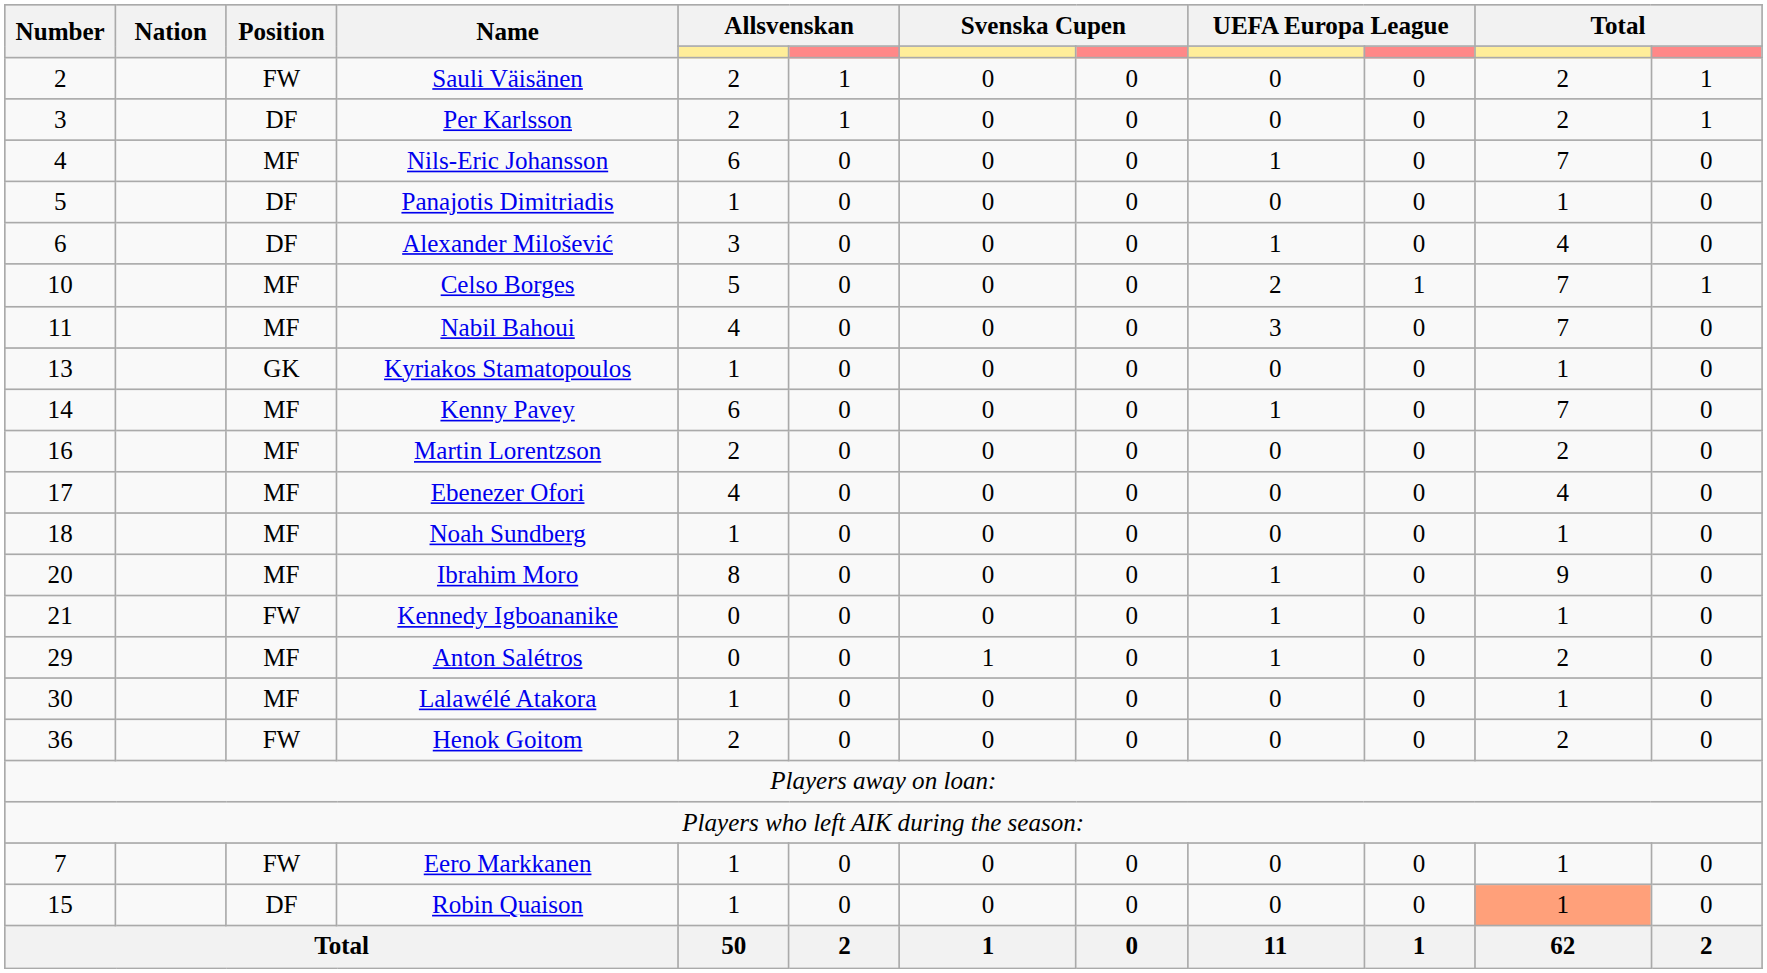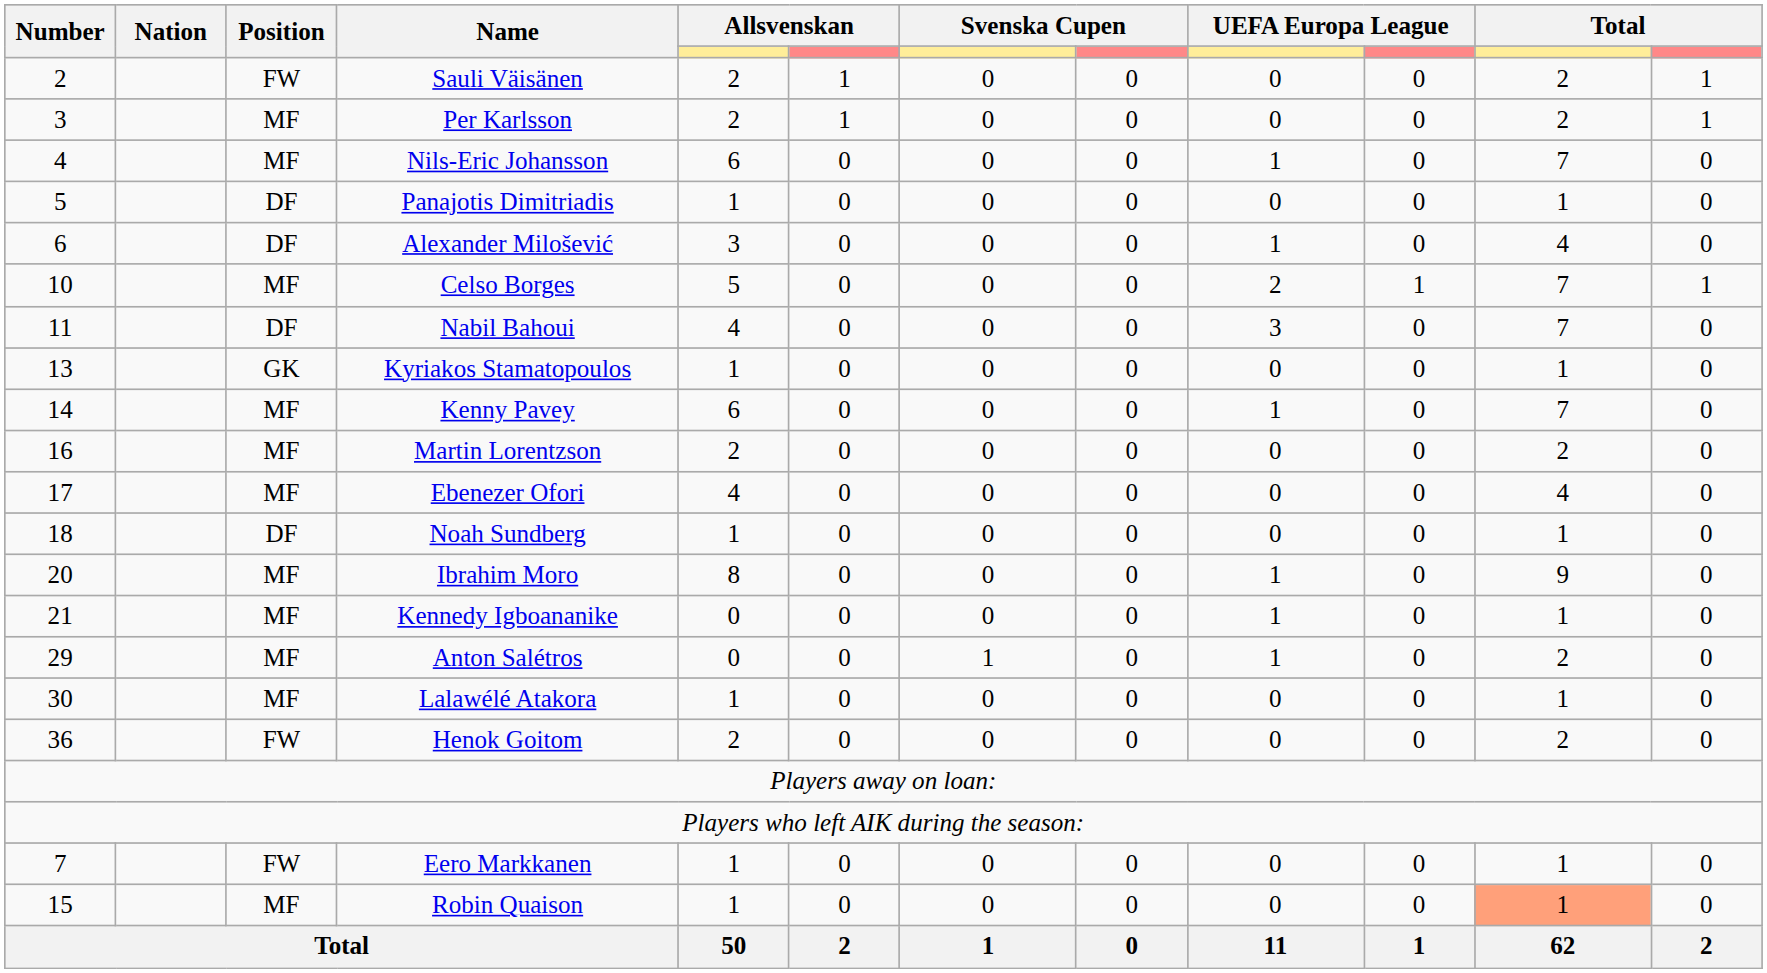(281, 119) DF -> (281, 119) MF
(281, 326) MF -> (281, 326) DF
(281, 533) MF -> (281, 533) DF
(281, 615) FW -> (281, 615) MF
(281, 905) DF -> (281, 905) MF
